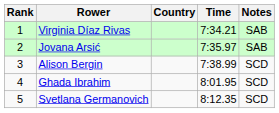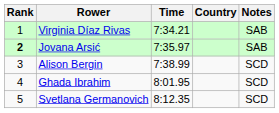columns swapped: (174, 13) <-> (218, 13)
(20, 47) normal -> (20, 47) bold
